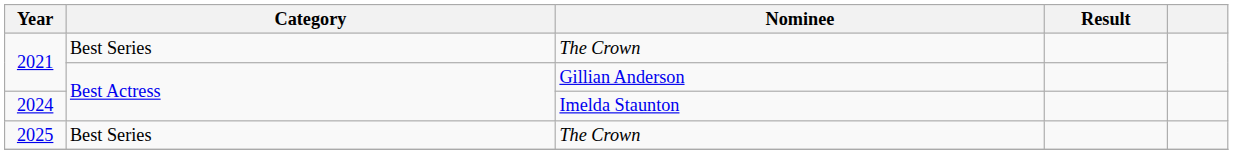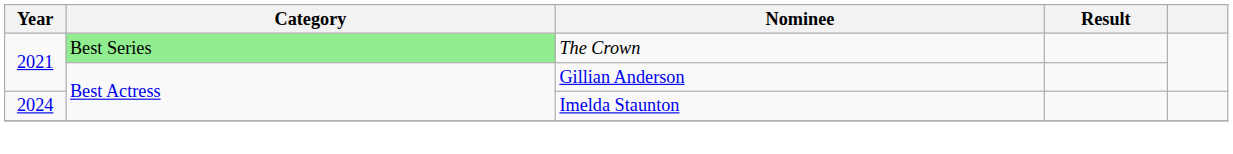(111, 47) no background -> (111, 47) lightgreen background
- row: (35, 134)
